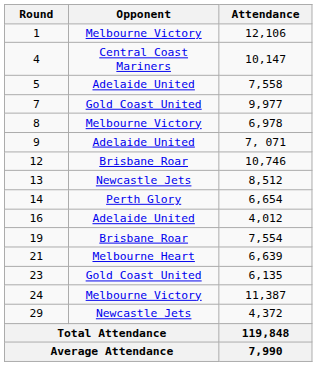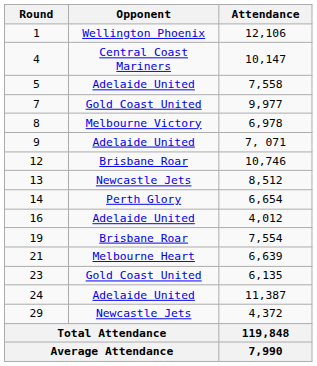(144, 33) Melbourne Victory -> (144, 33) Wellington Phoenix
(144, 294) Melbourne Victory -> (144, 294) Adelaide United
